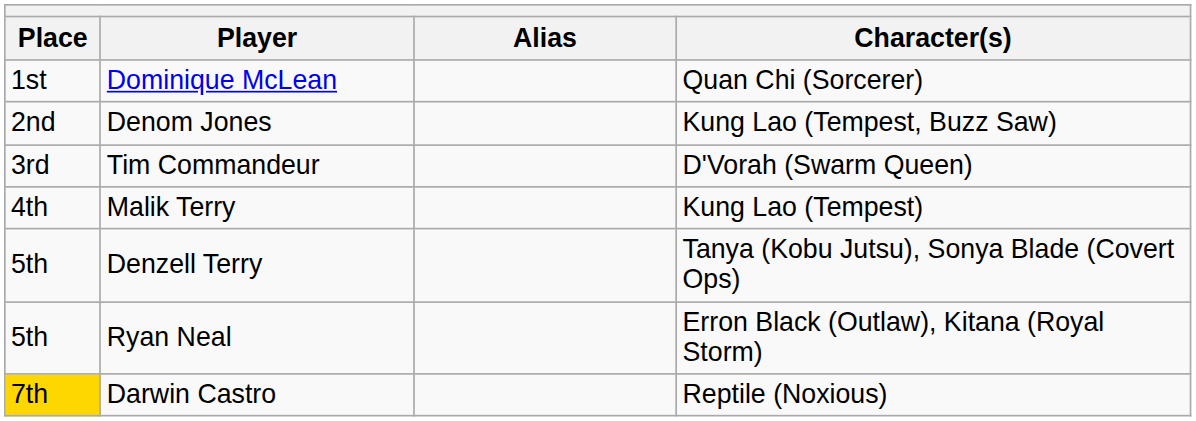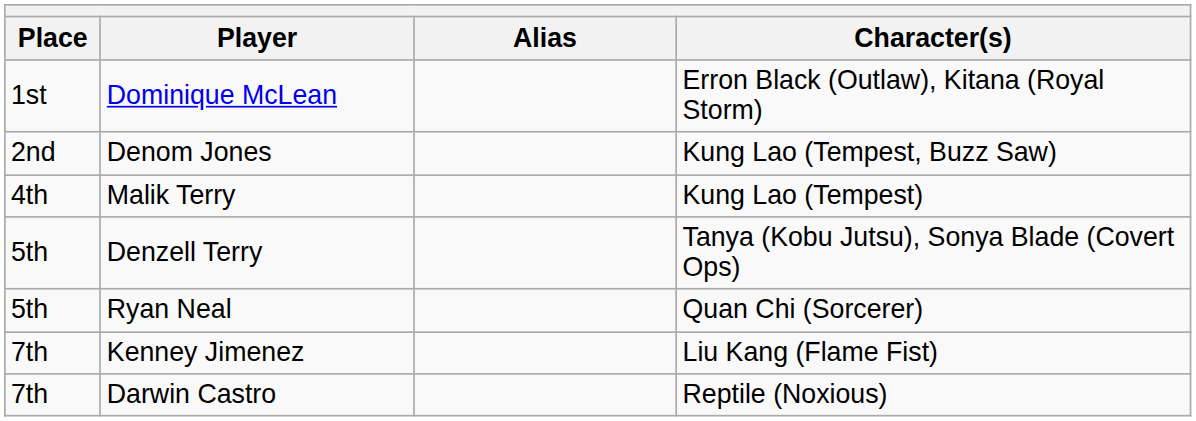(803, 80) Quan Chi (Sorcerer) -> (893, 95) Erron Black (Outlaw), Kitana (Royal Storm)
- row: (213, 165)
(893, 337) Erron Black (Outlaw), Kitana (Royal Storm) -> (803, 310) Quan Chi (Sorcerer)
+ row: (206, 352)
(30, 394) gold background -> (30, 394) no background
